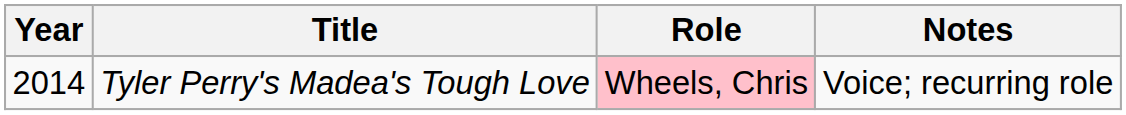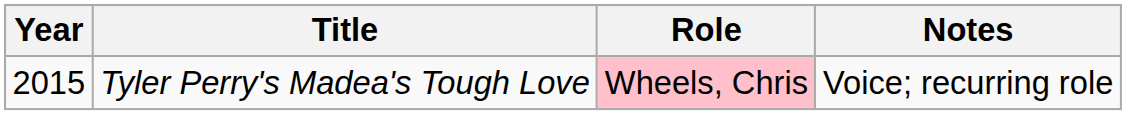(49, 82) 2014 -> (49, 82) 2015
